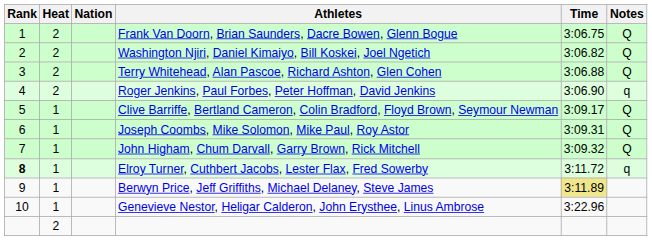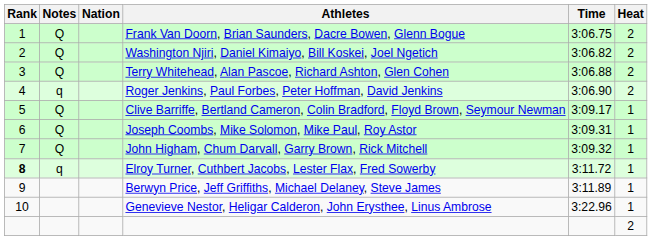columns swapped: (56, 14) <-> (627, 14)
(584, 187) khaki background -> (592, 187) no background
